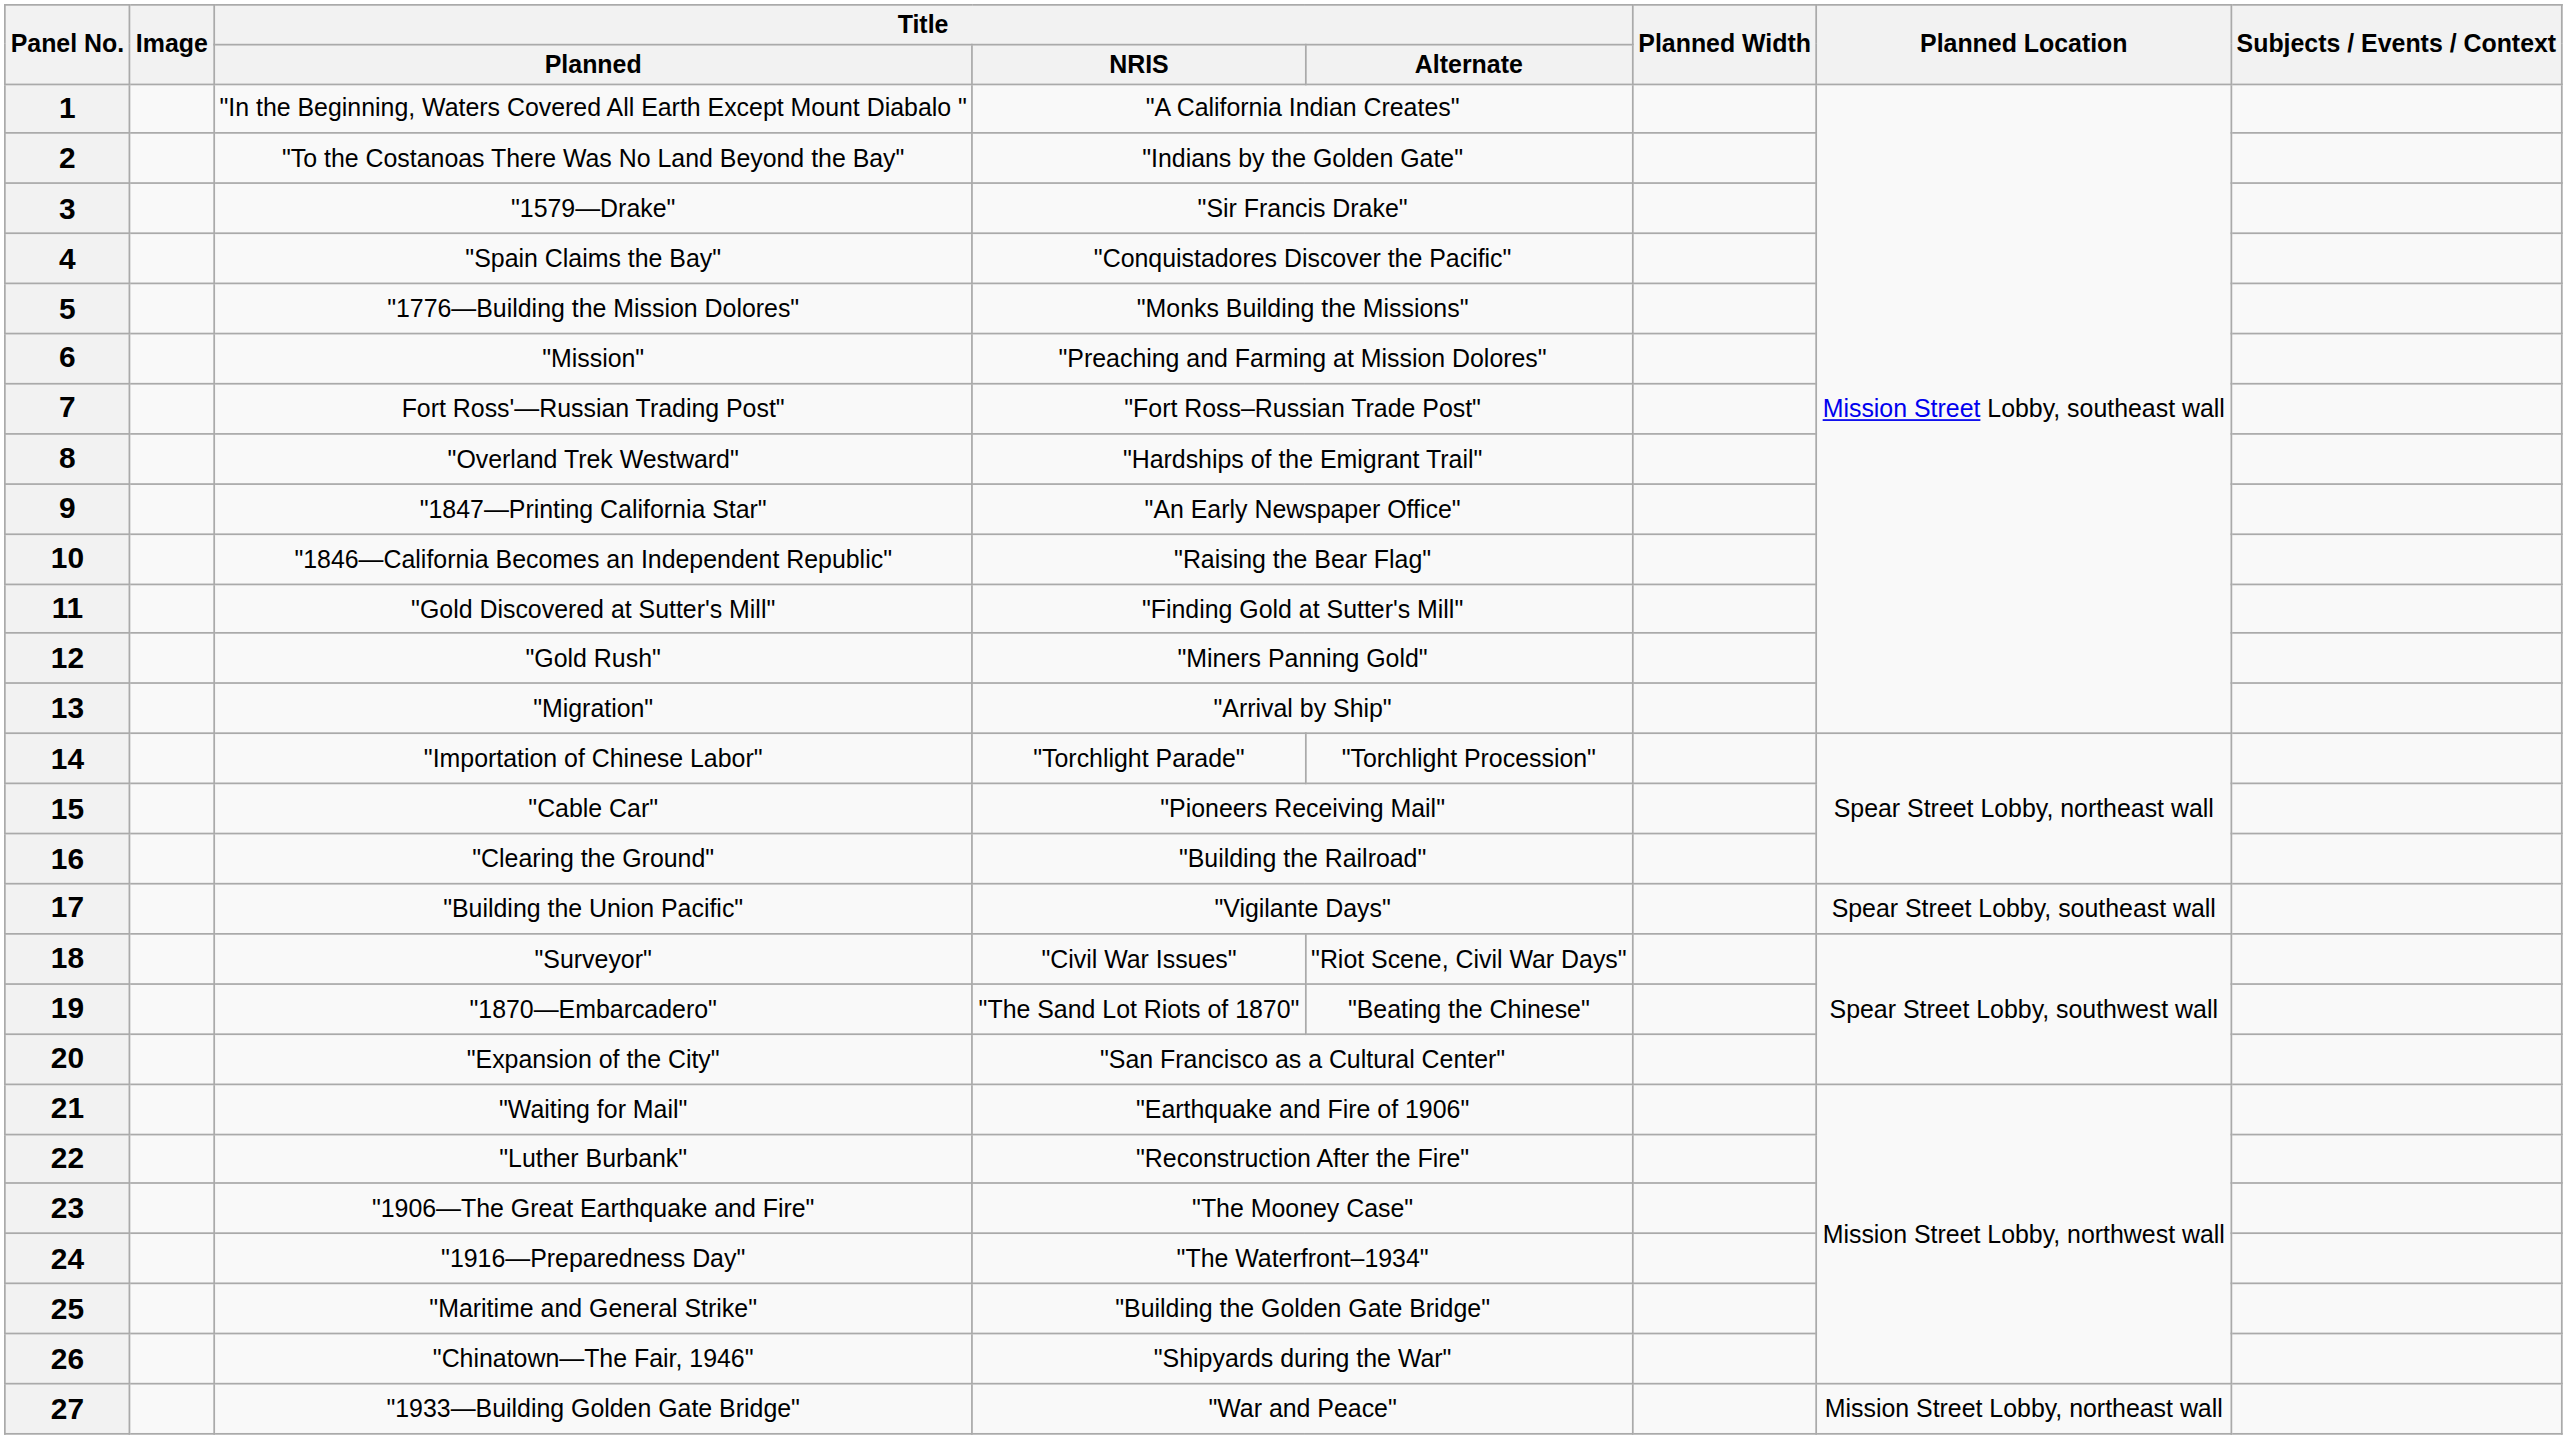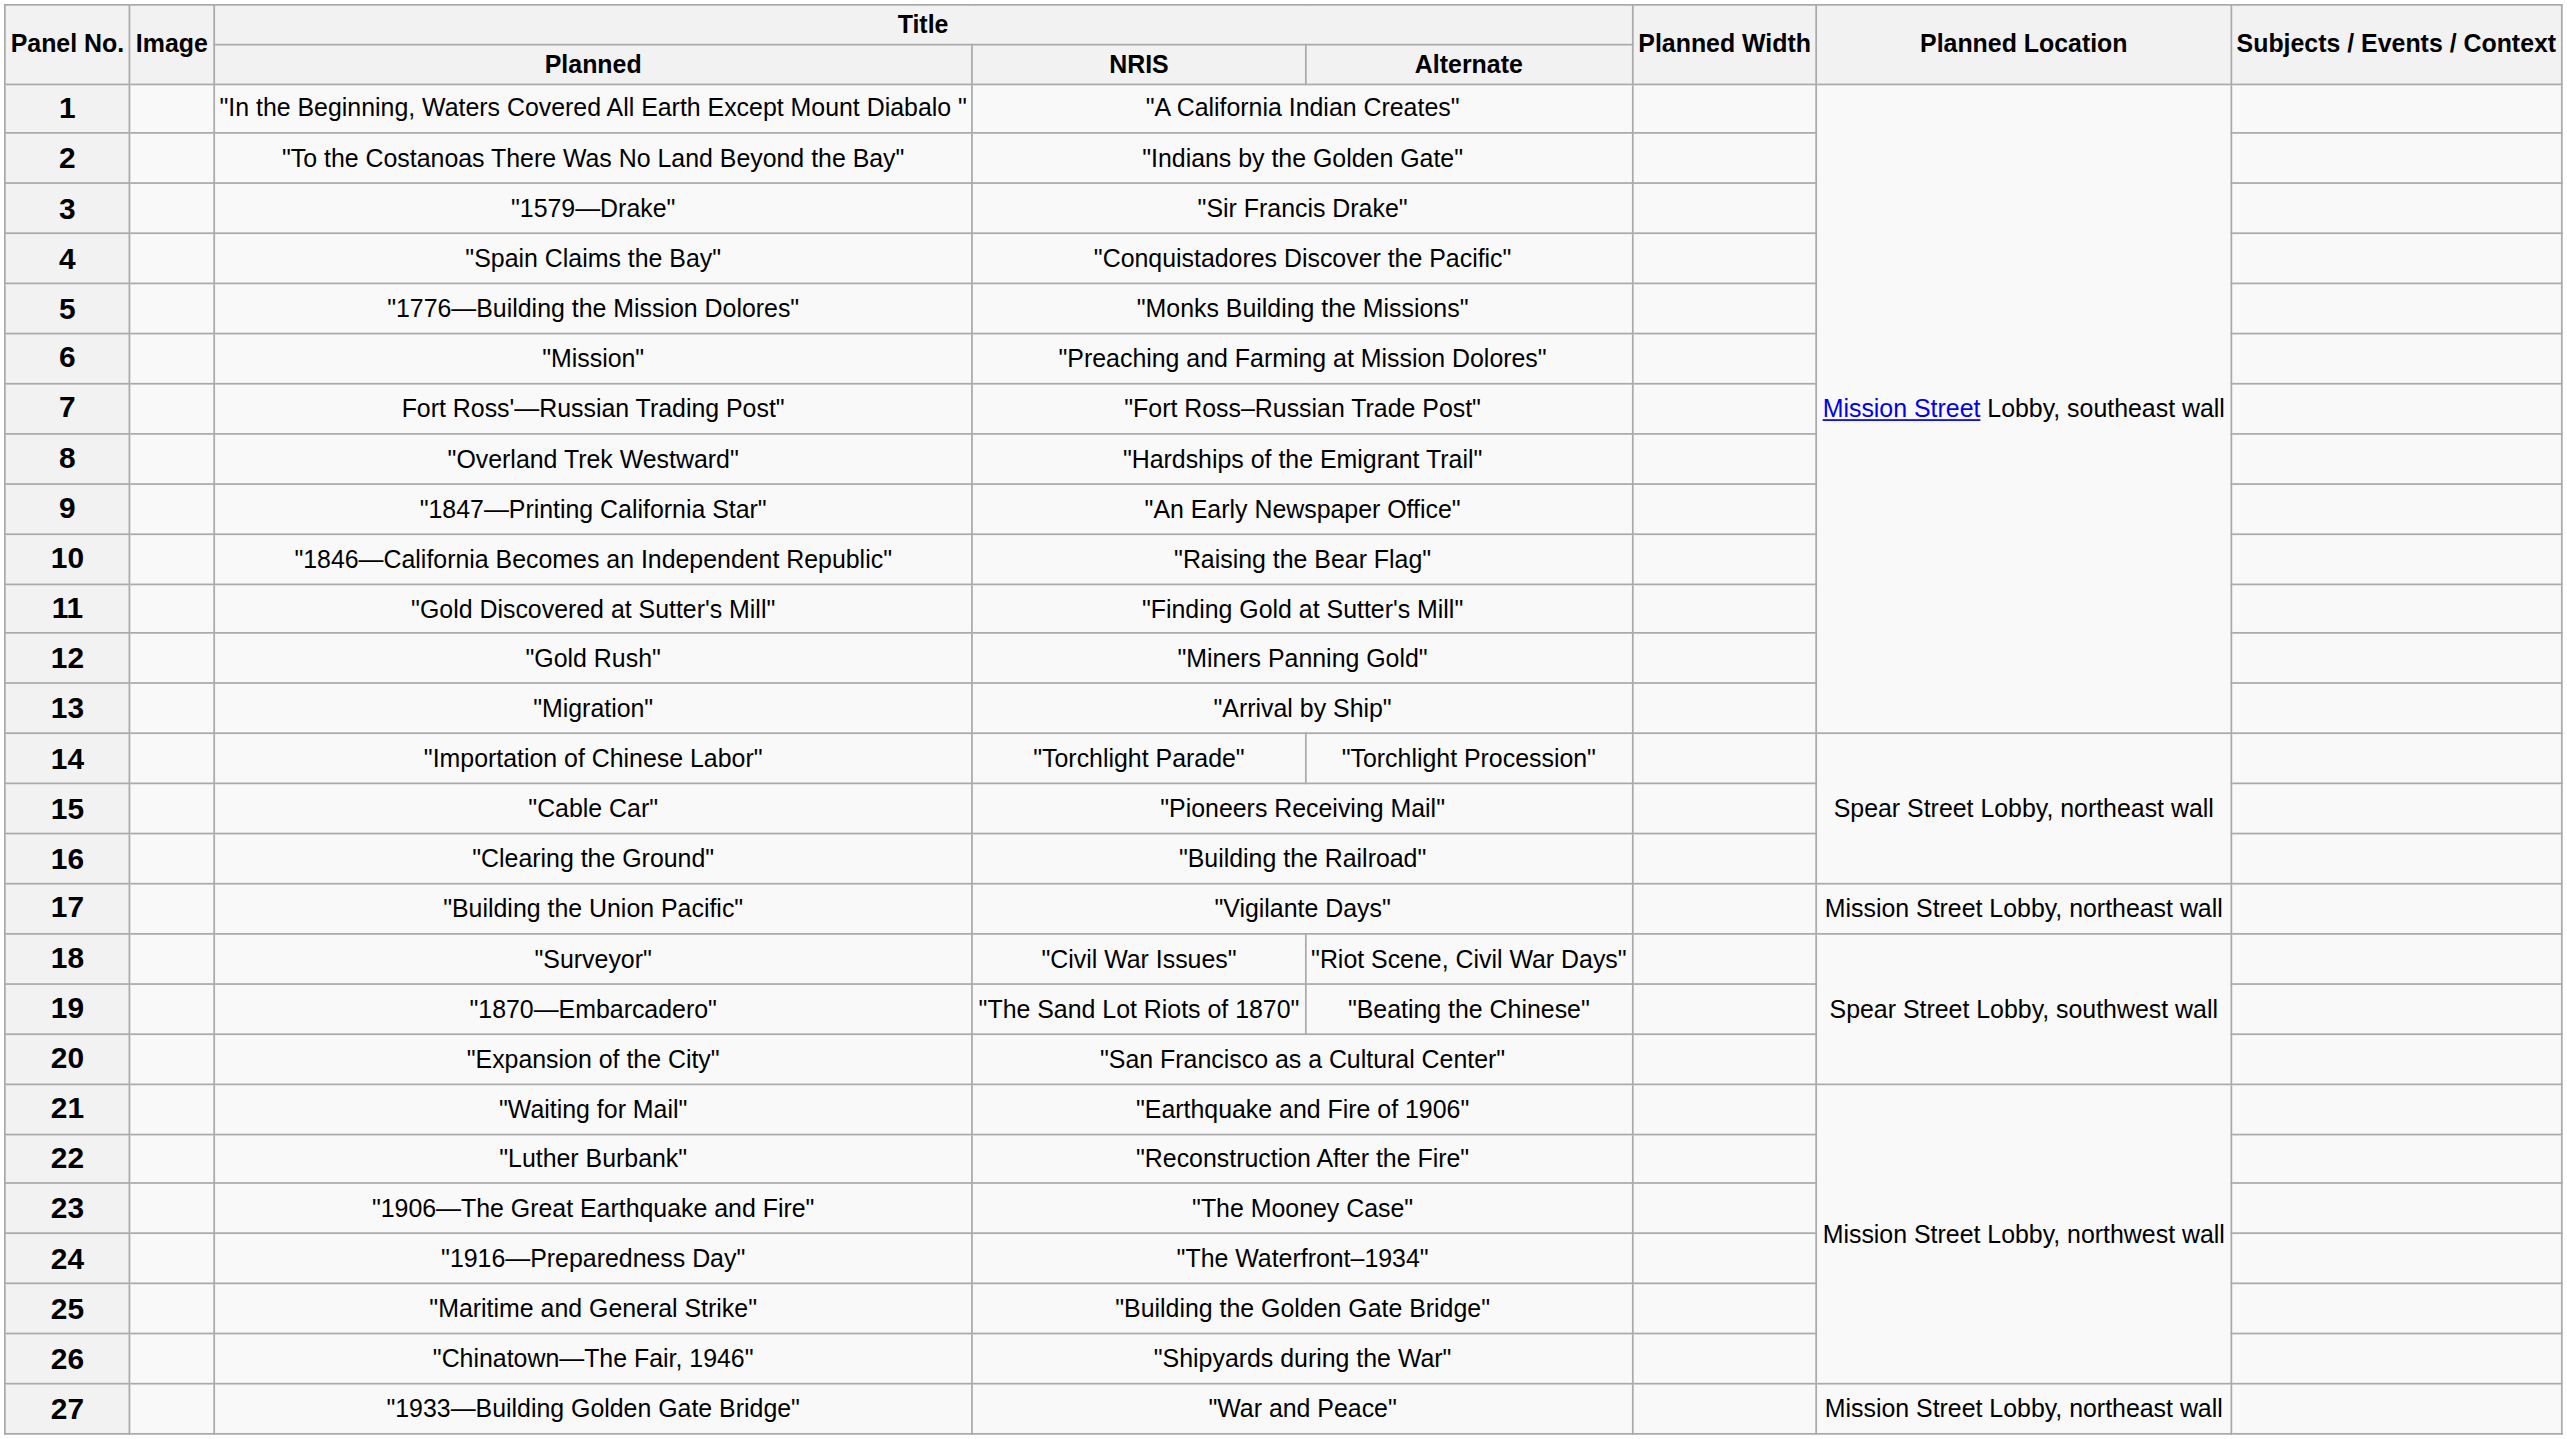(2024, 909) Spear Street Lobby, southeast wall -> (2024, 909) Mission Street Lobby, northeast wall
